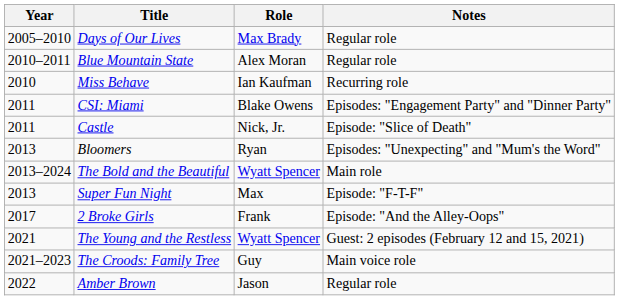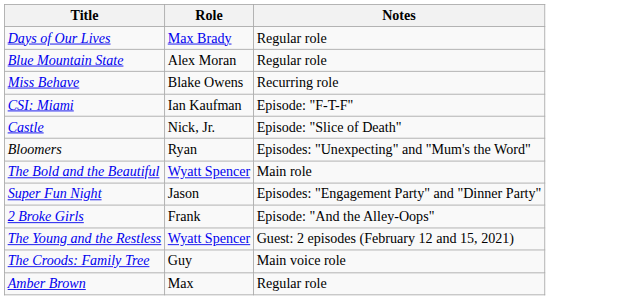- column: (39, 15)
(275, 82) Ian Kaufman -> (205, 82) Blake Owens
(275, 104) Blake Owens -> (205, 104) Ian Kaufman
(469, 104) Episodes: "Engagement Party" and "Dinner Party" -> (305, 104) Episode: "F-T-F"
(251, 194) Max -> (183, 194) Jason
(375, 194) Episode: "F-T-F" -> (399, 194) Episodes: "Engagement Party" and "Dinner Party"
(253, 283) Jason -> (181, 283) Max
